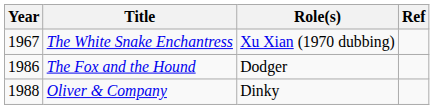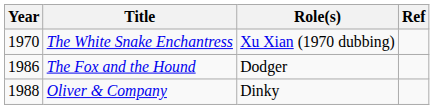(24, 41) 1967 -> (24, 41) 1970
